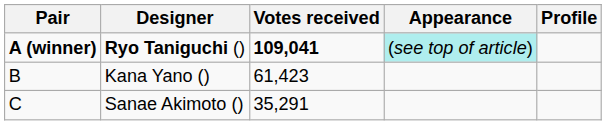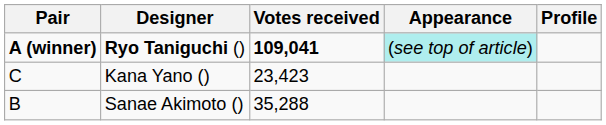(15, 76) B -> (15, 76) C
(281, 76) 61,423 -> (281, 76) 23,423
(15, 104) C -> (15, 104) B
(281, 104) 35,291 -> (281, 104) 35,288
